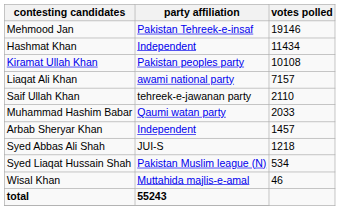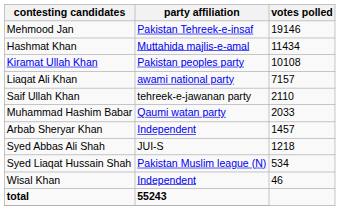(167, 46) Independent -> (193, 46) Muttahida majlis-e-amal
(193, 180) Muttahida majlis-e-amal -> (167, 180) Independent
